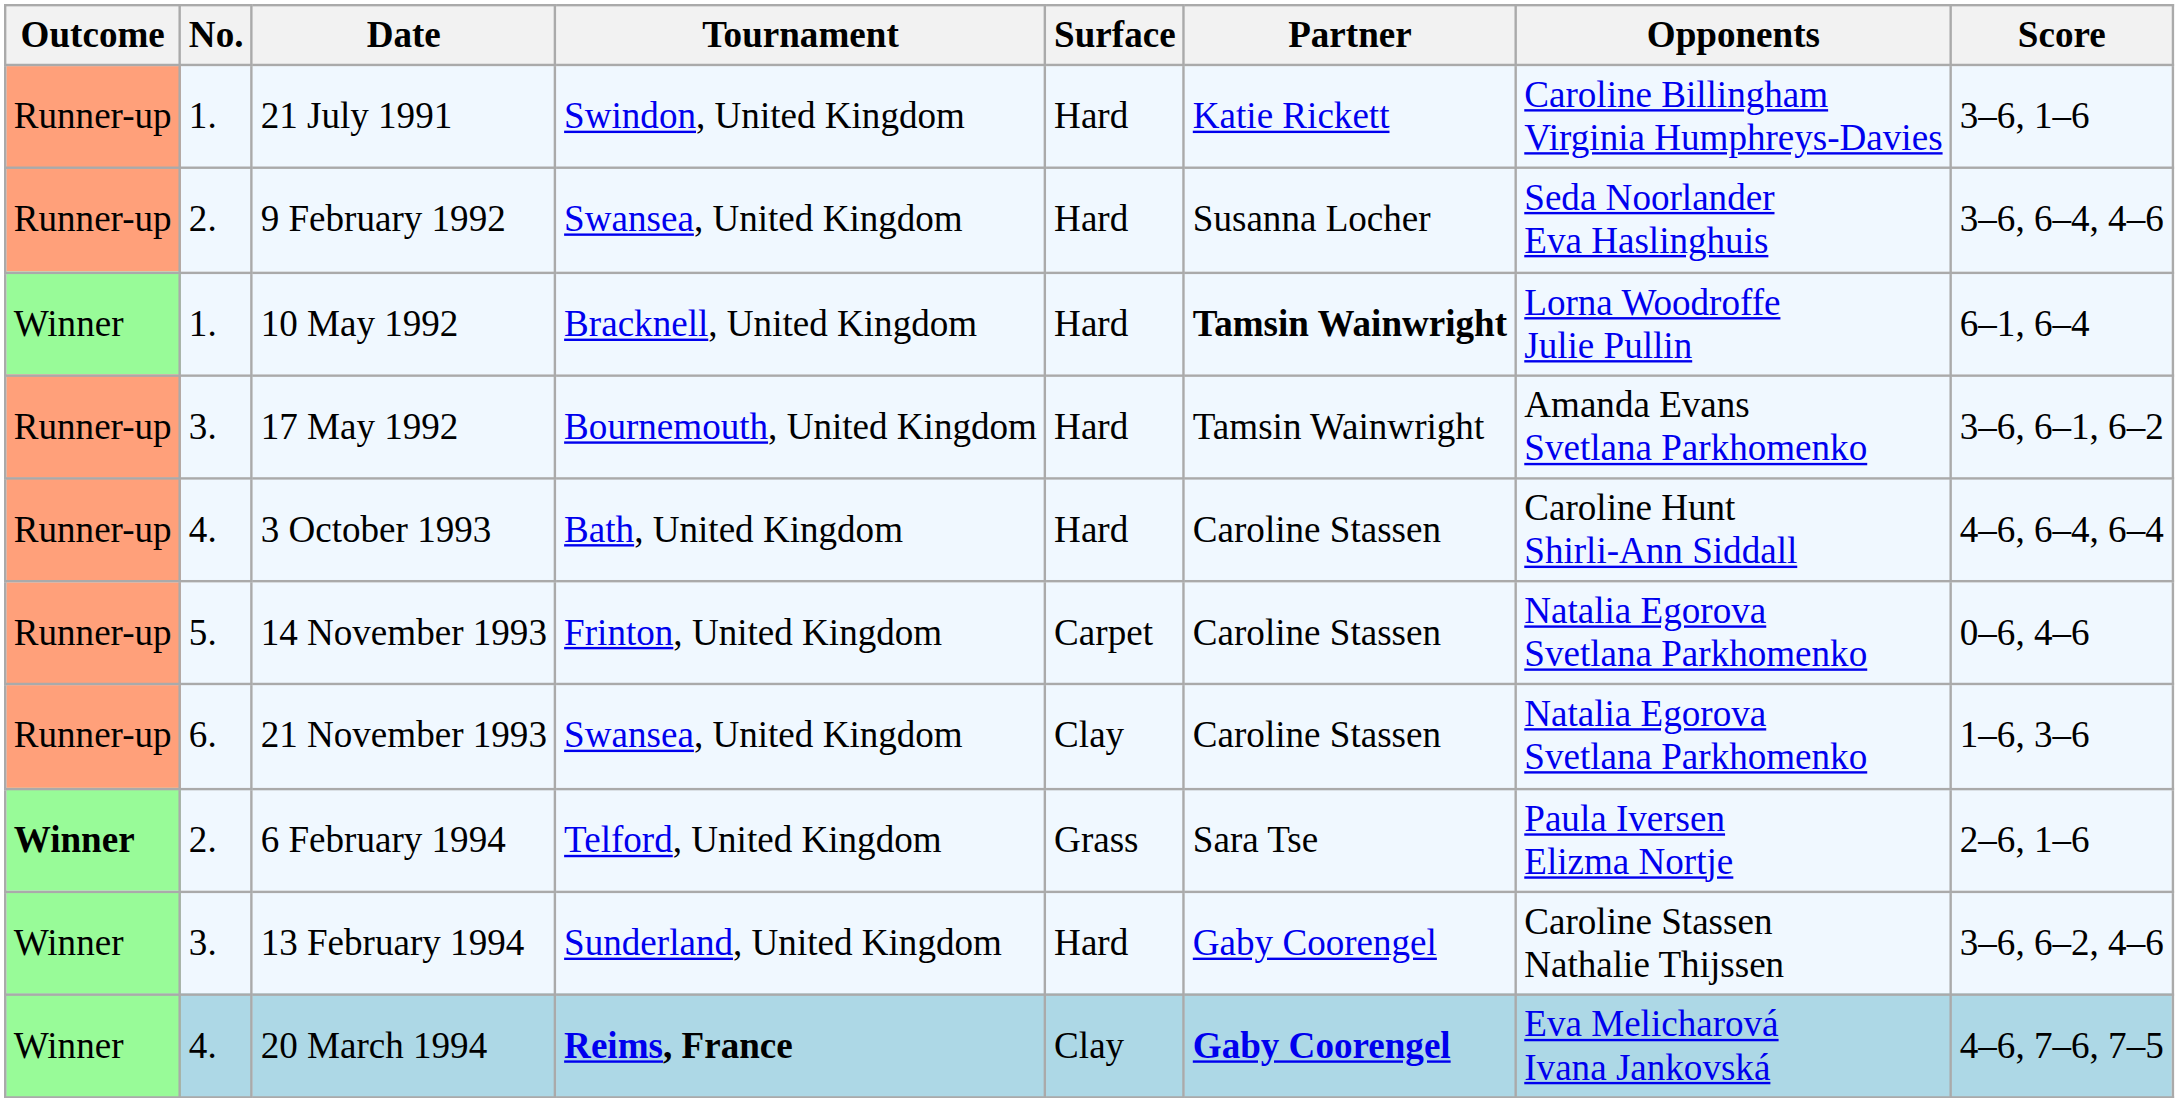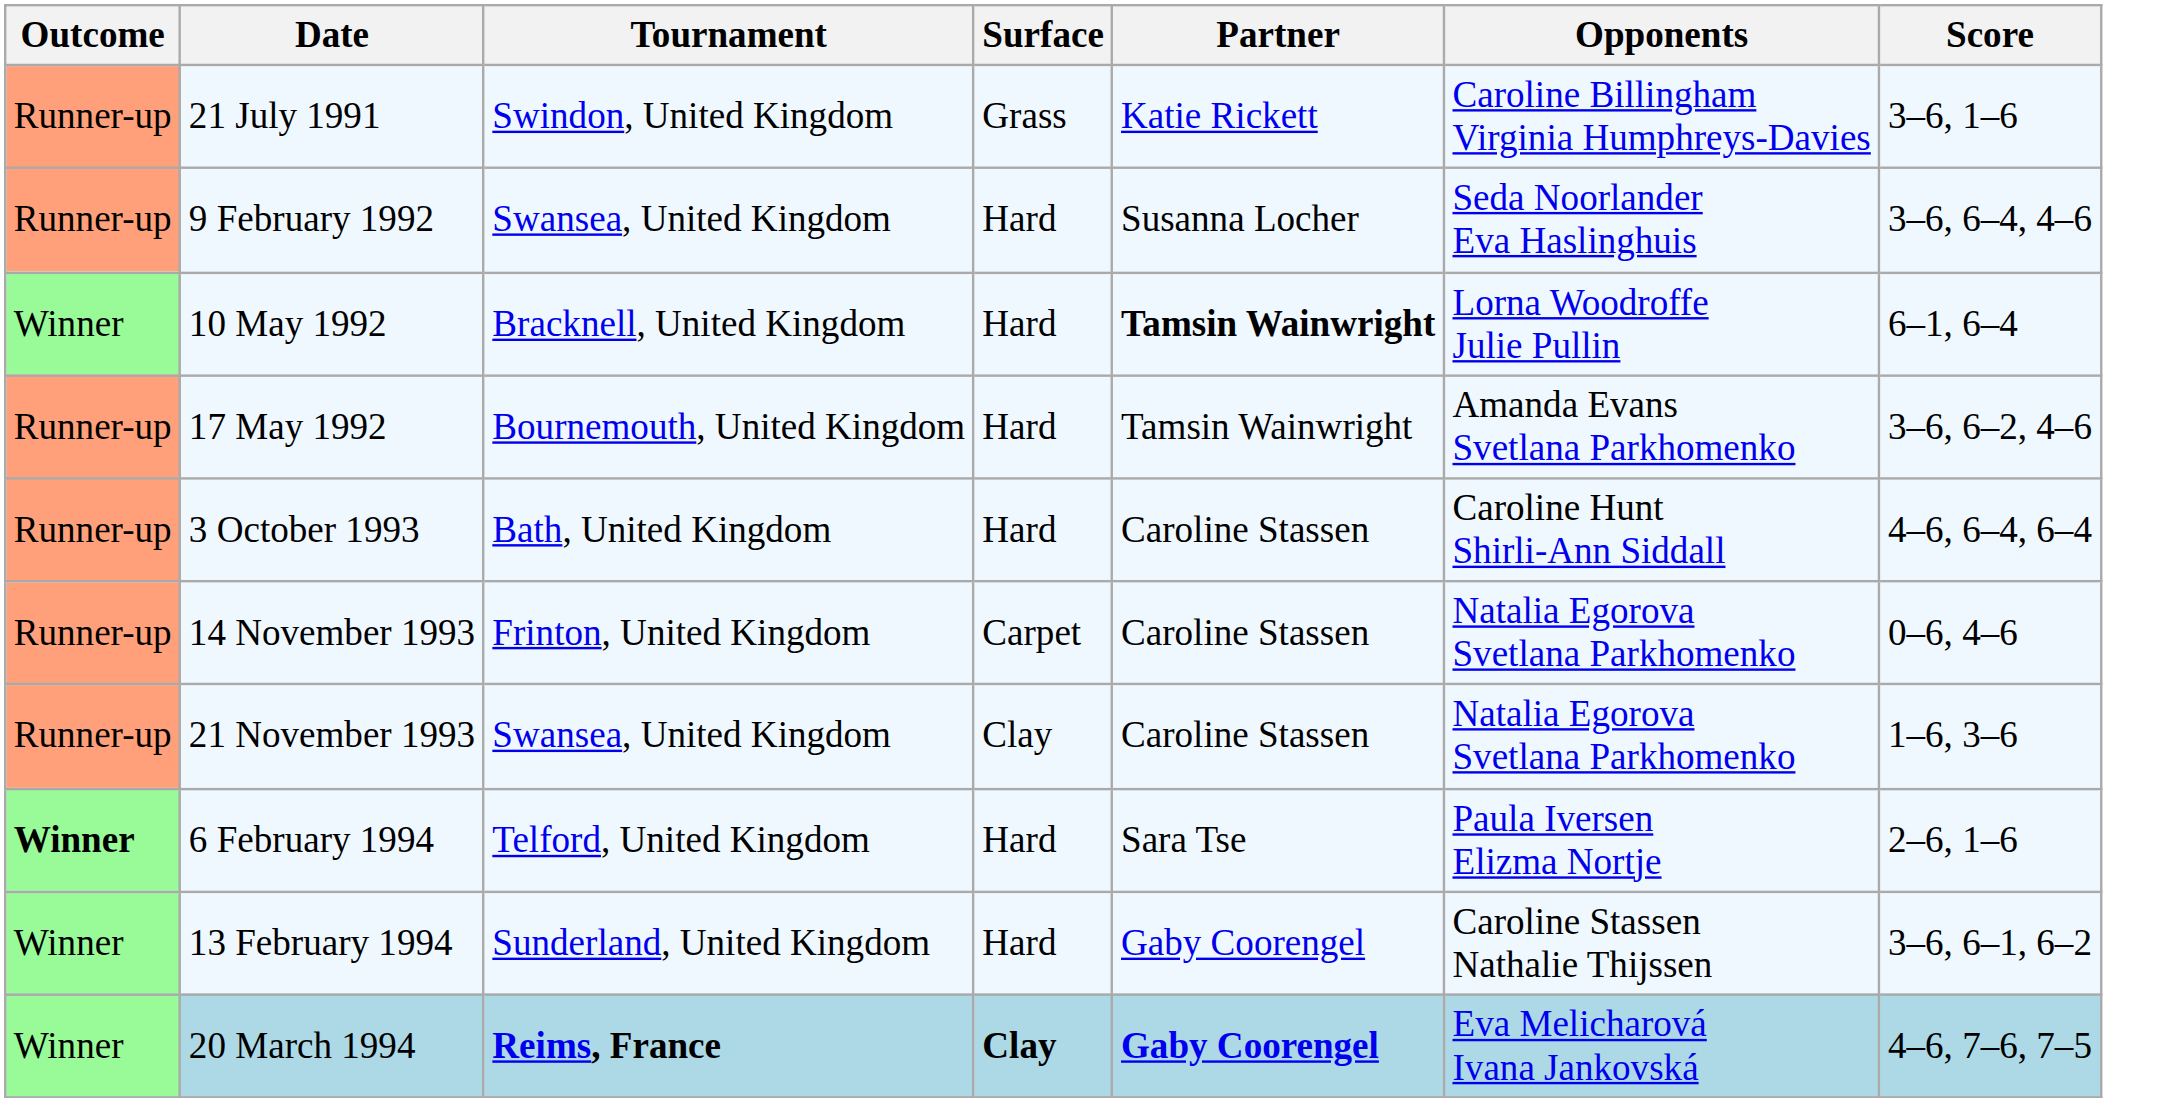- column: (216, 34)
(1091, 115) Hard -> (1025, 115) Grass
(2062, 425) 3–6, 6–1, 6–2 -> (1990, 425) 3–6, 6–2, 4–6
(1096, 838) Grass -> (1019, 838) Hard
(2062, 941) 3–6, 6–2, 4–6 -> (1990, 941) 3–6, 6–1, 6–2
(1089, 1044) normal -> (1019, 1044) bold
